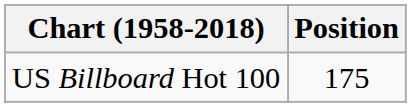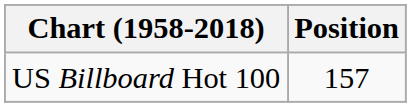(347, 76) 175 -> (347, 76) 157
